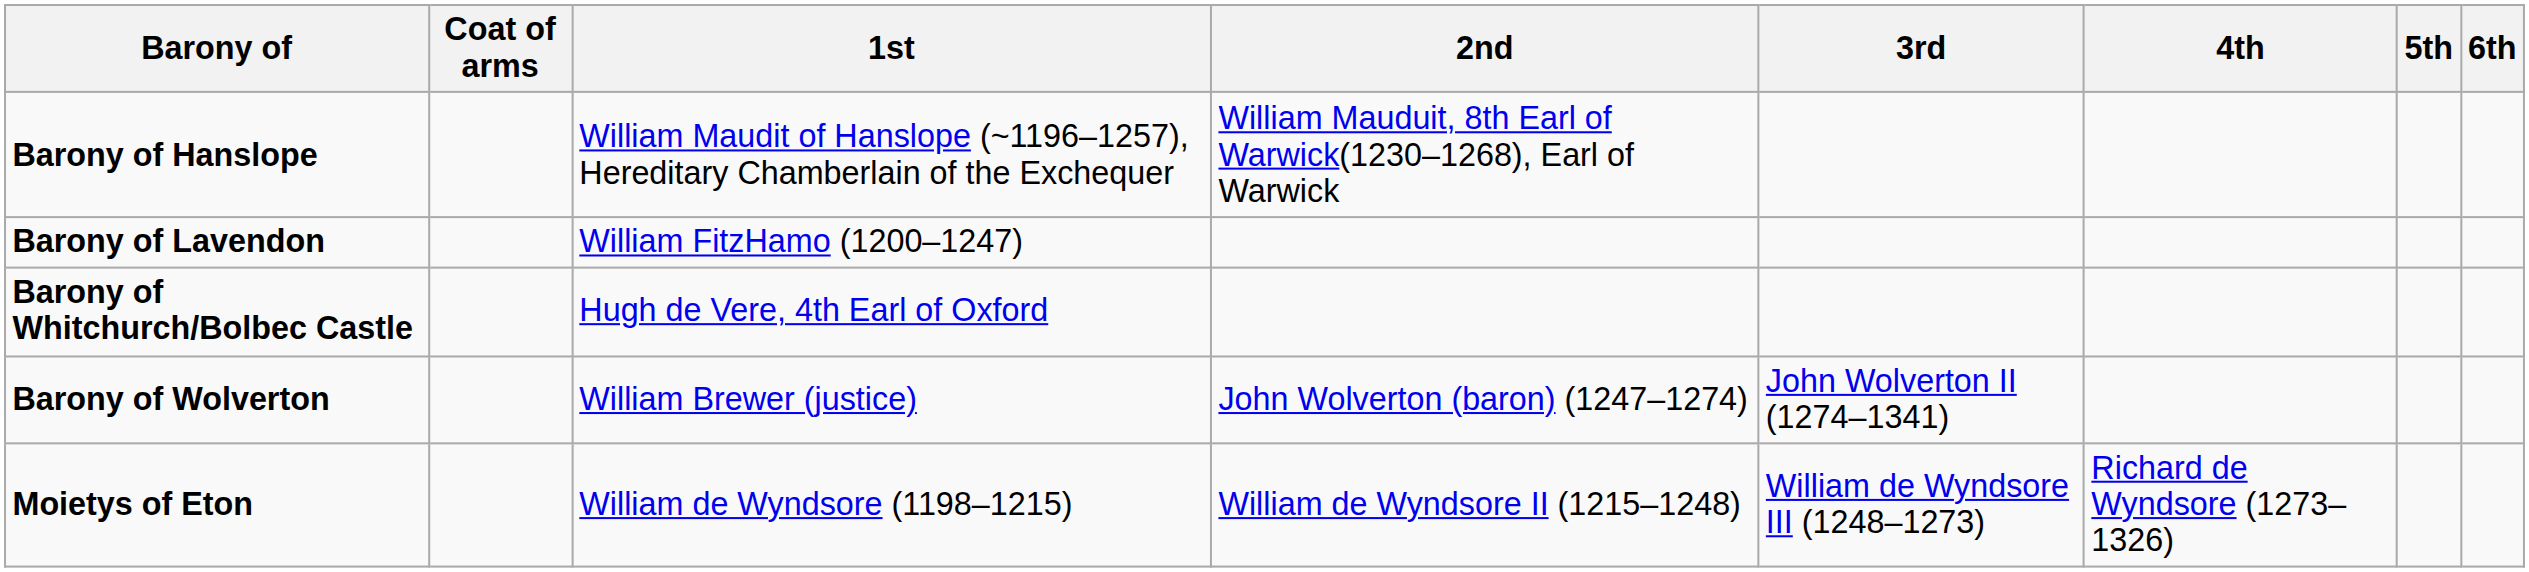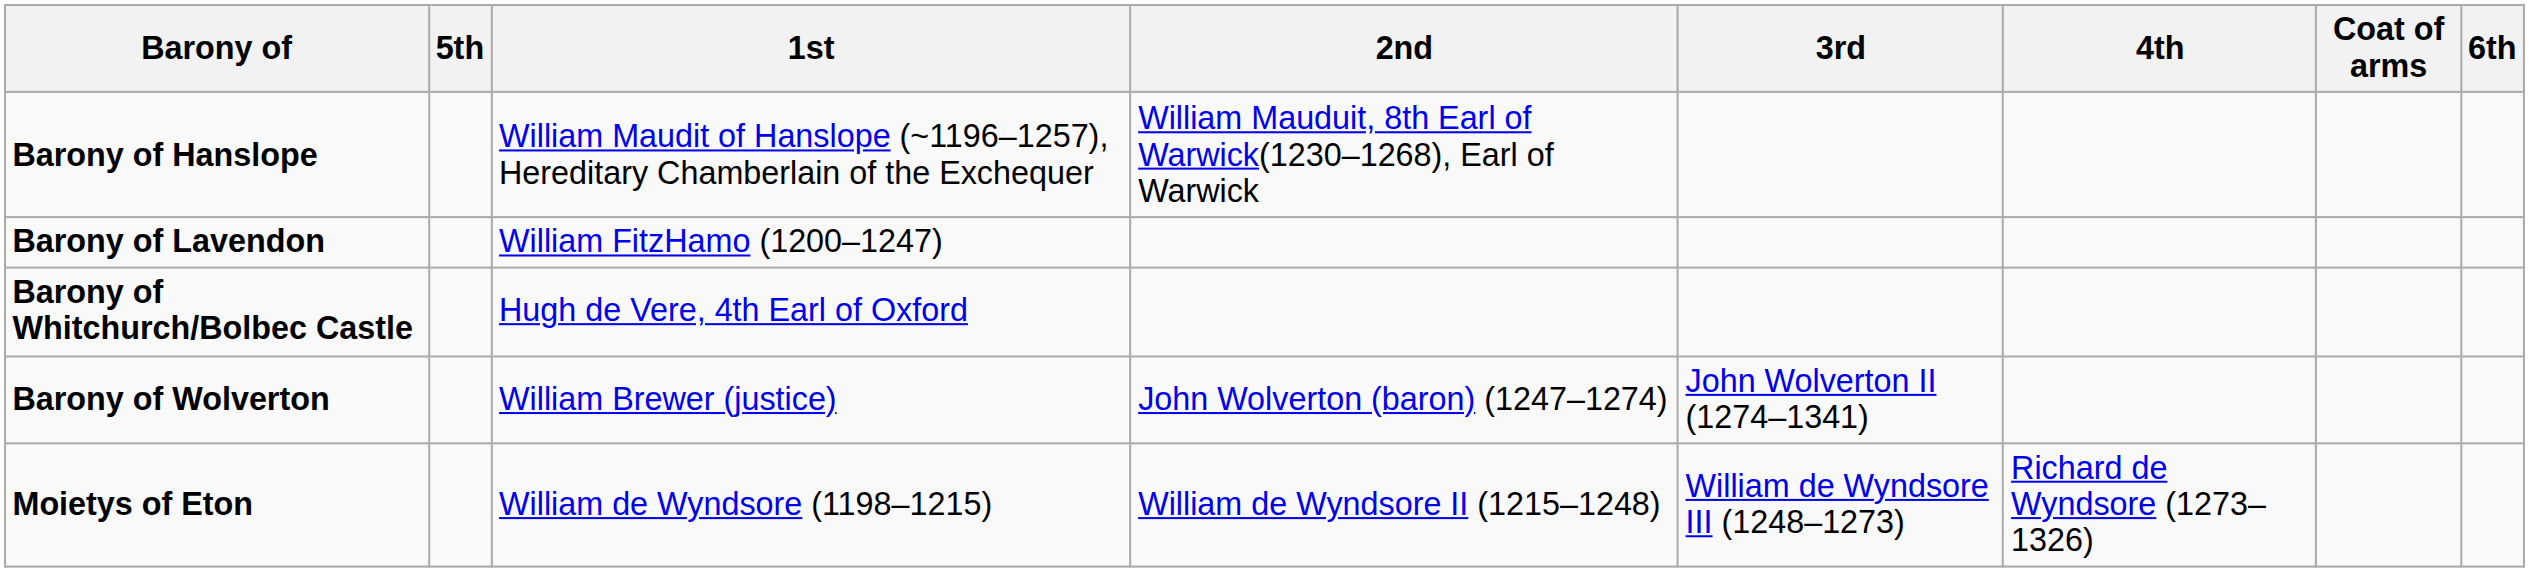columns swapped: (500, 48) <-> (2429, 48)
